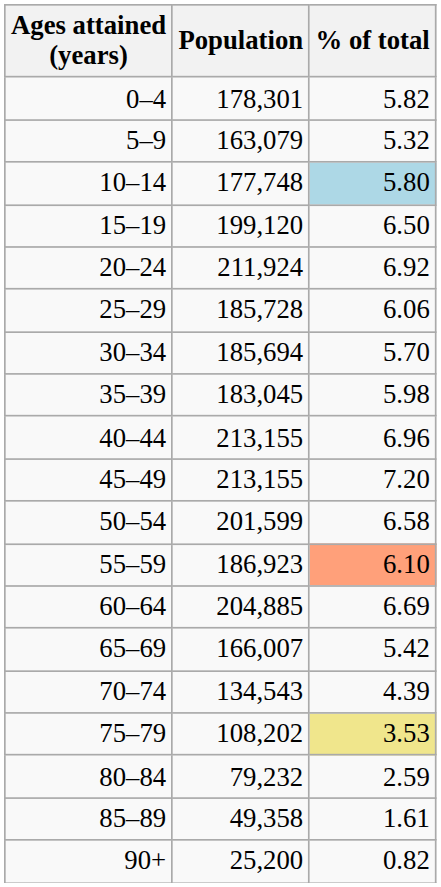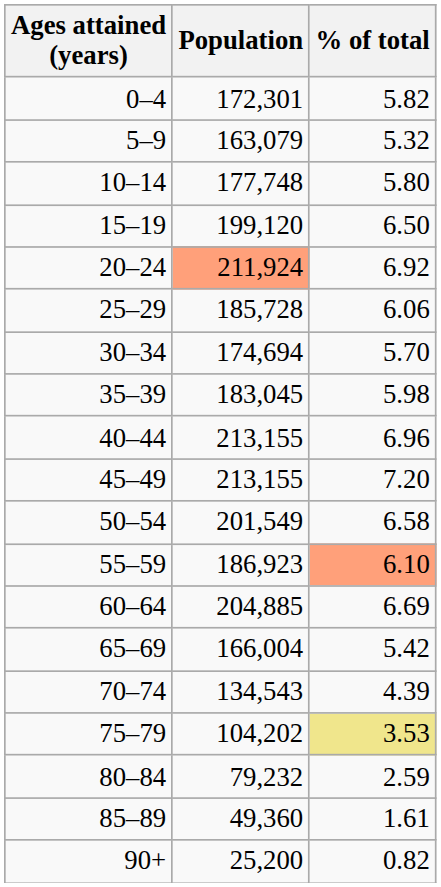(260, 98) 178,301 -> (260, 98) 172,301
(406, 182) lightblue background -> (406, 182) no background
(260, 267) no background -> (260, 267) lightsalmon background
(260, 352) 185,694 -> (260, 352) 174,694
(260, 521) 201,599 -> (260, 521) 201,549
(260, 649) 166,007 -> (260, 649) 166,004
(260, 733) 108,202 -> (260, 733) 104,202
(266, 818) 49,358 -> (266, 818) 49,360
